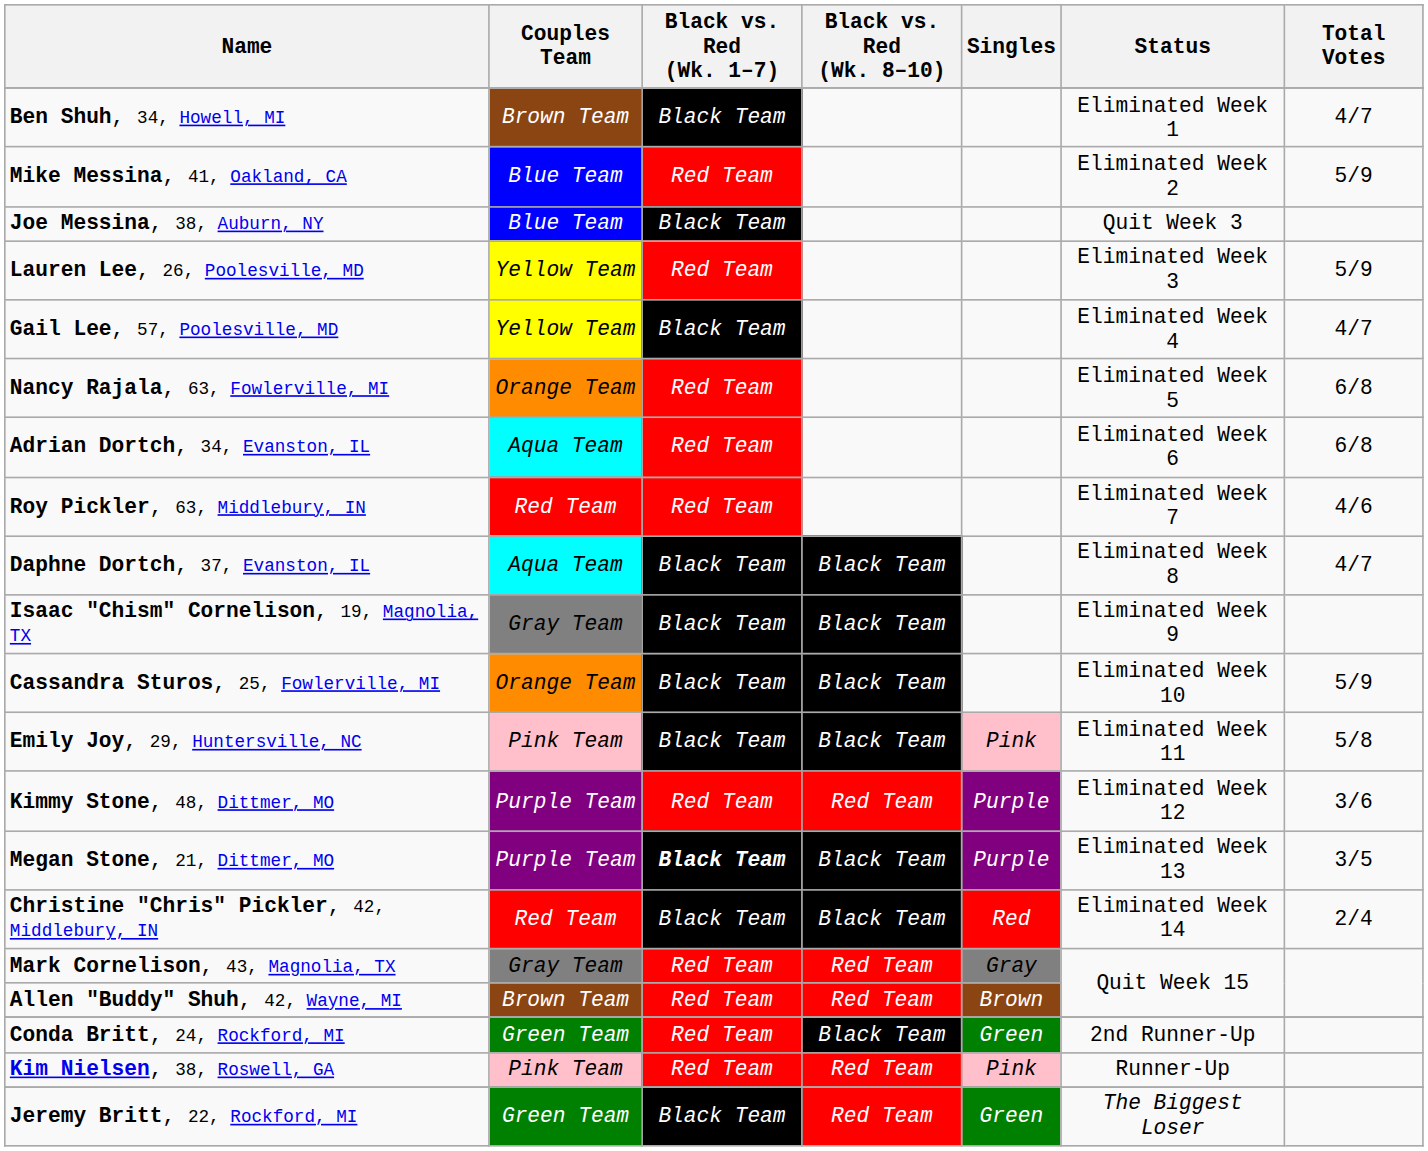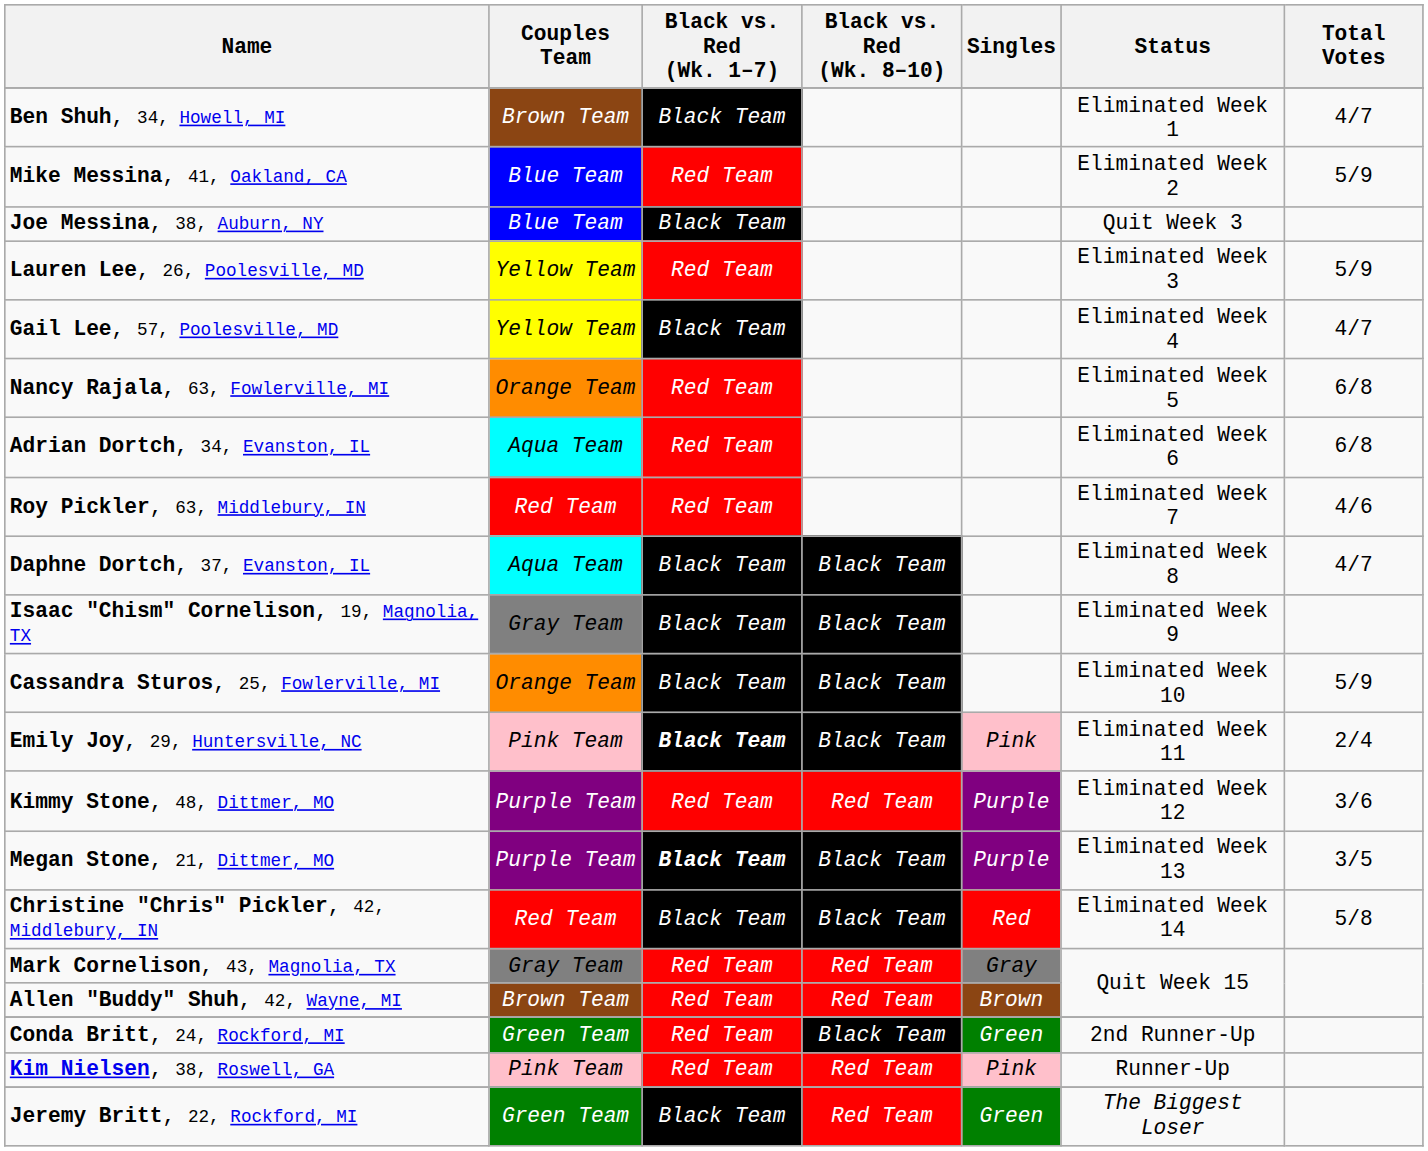(722, 742) normal -> (722, 742) bold
(1354, 742) 5/8 -> (1354, 742) 2/4
(1354, 919) 2/4 -> (1354, 919) 5/8
